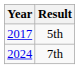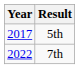(20, 53) 2024 -> (20, 53) 2022
